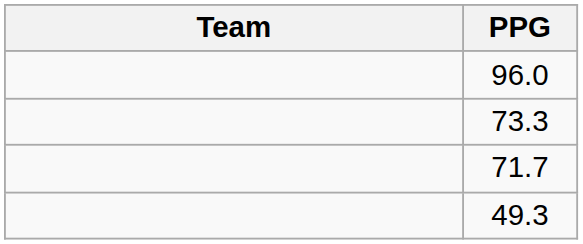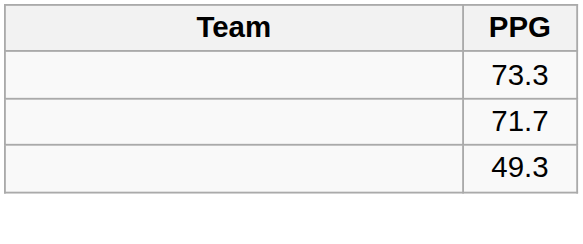- row: (520, 74)
